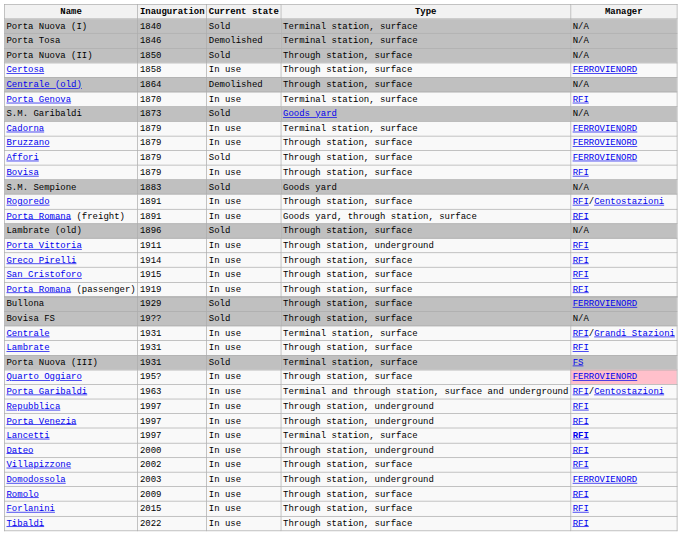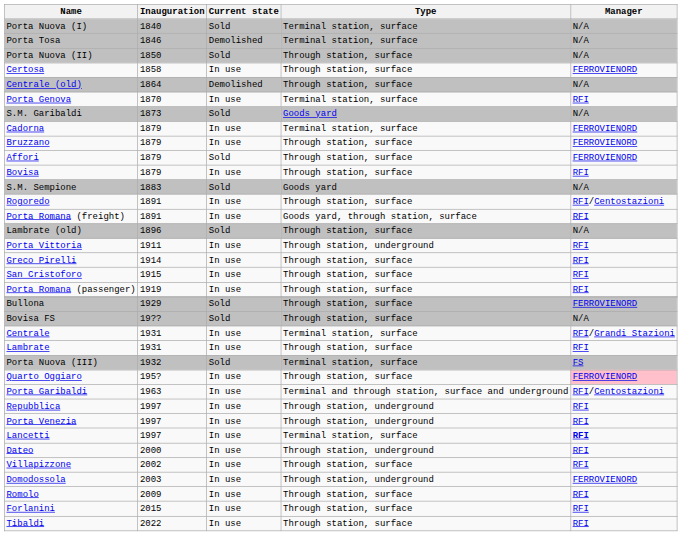(151, 363) 1931 -> (151, 363) 1932
